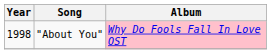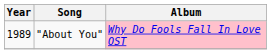(19, 35) 1998 -> (19, 35) 1989
